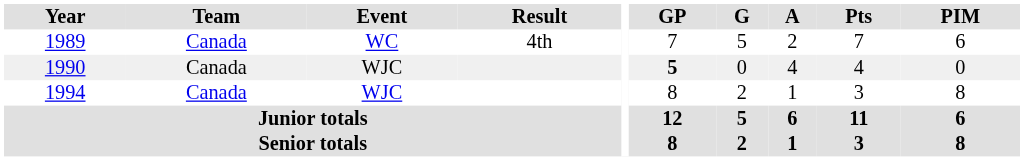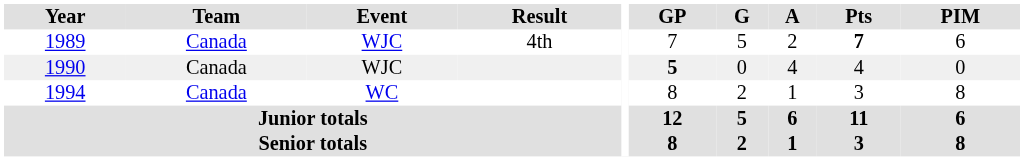(382, 41) WC -> (382, 41) WJC
(859, 41) normal -> (859, 41) bold
(382, 92) WJC -> (382, 92) WC
